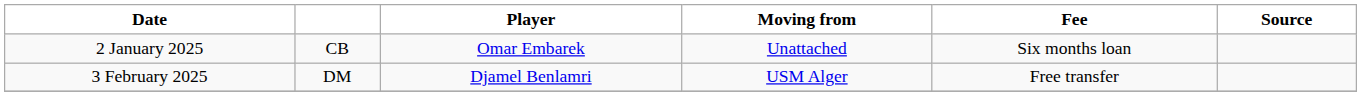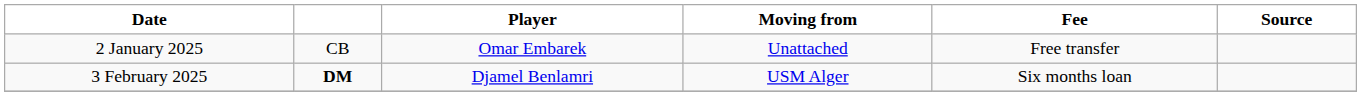(1074, 48) Six months loan -> (1075, 48) Free transfer
(337, 77) normal -> (338, 77) bold
(1074, 77) Free transfer -> (1075, 77) Six months loan
